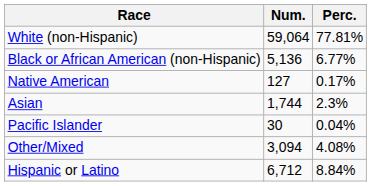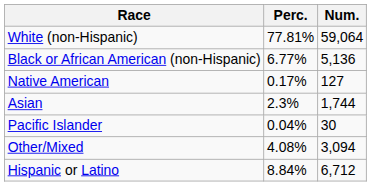columns swapped: (288, 15) <-> (340, 15)
